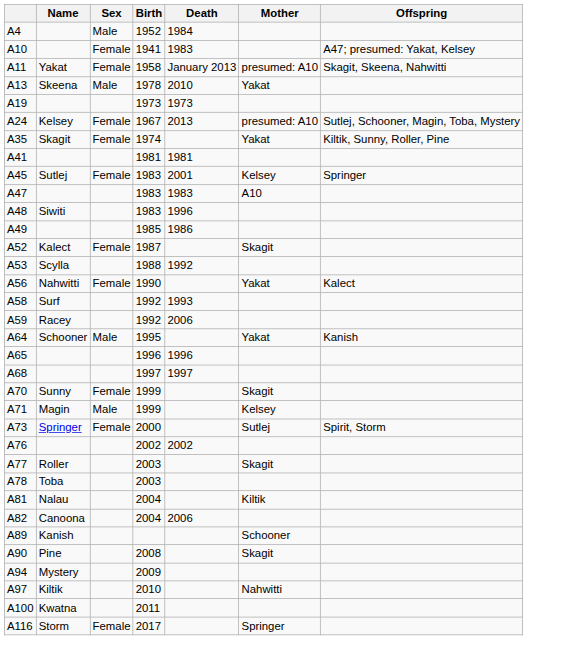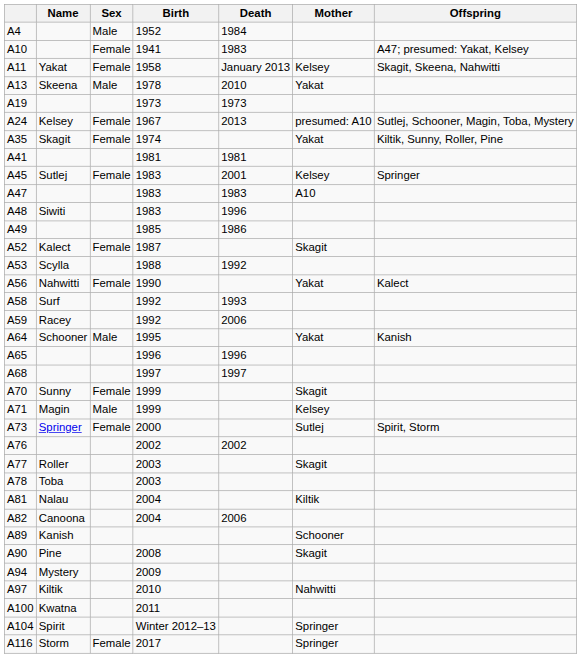(280, 67) presumed: A10 -> (312, 67) Kelsey
+ row: (20, 626)
